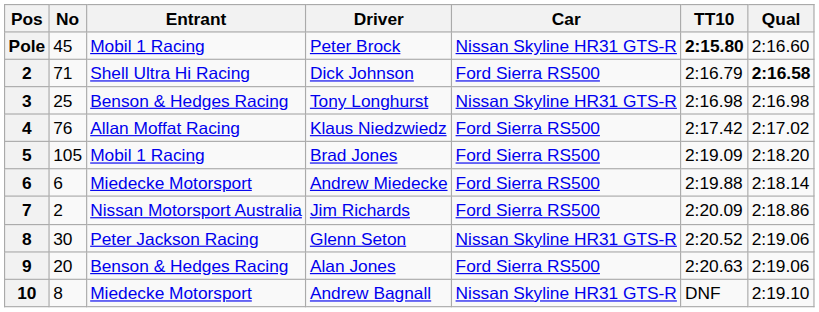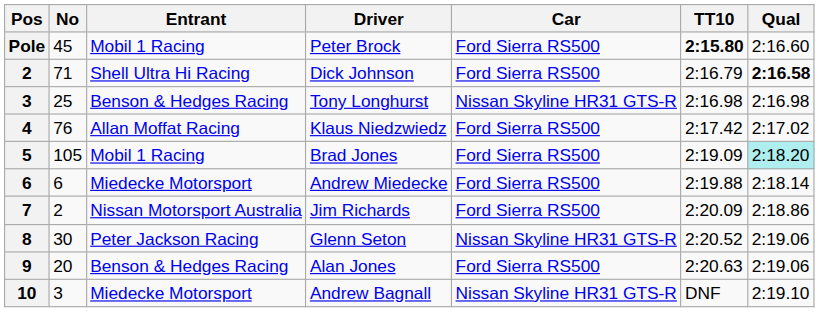(566, 46) Nissan Skyline HR31 GTS-R -> (528, 46) Ford Sierra RS500
(781, 156) no background -> (781, 156) paleturquoise background
(58, 293) 8 -> (58, 293) 3
